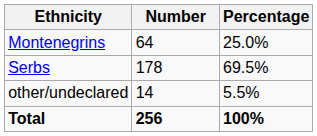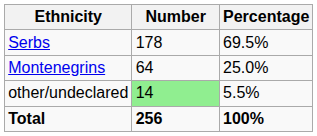rows swapped: (29, 67) <-> (57, 42)
(145, 93) no background -> (145, 93) lightgreen background
